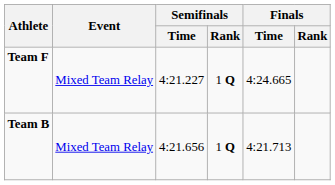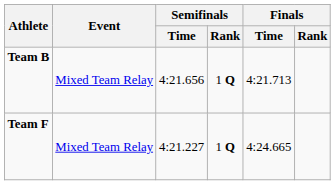rows swapped: (28, 124) <-> (28, 57)
